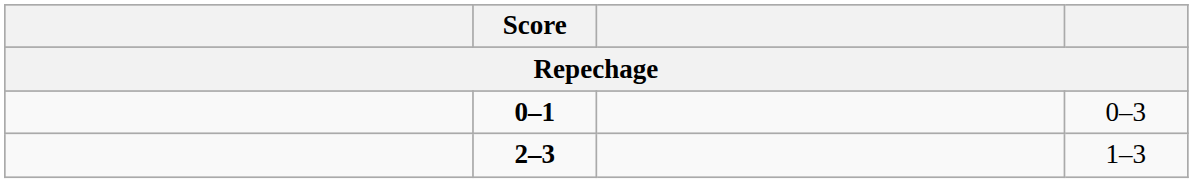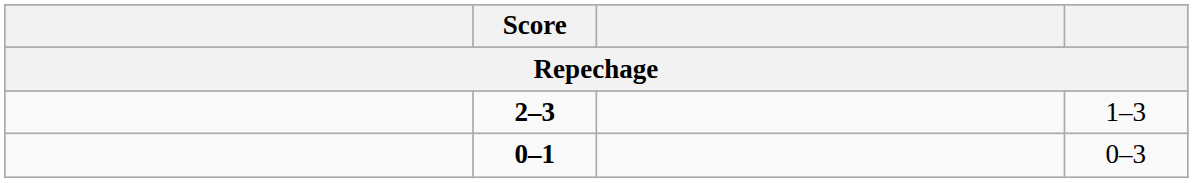rows swapped: (535, 154) <-> (535, 111)
